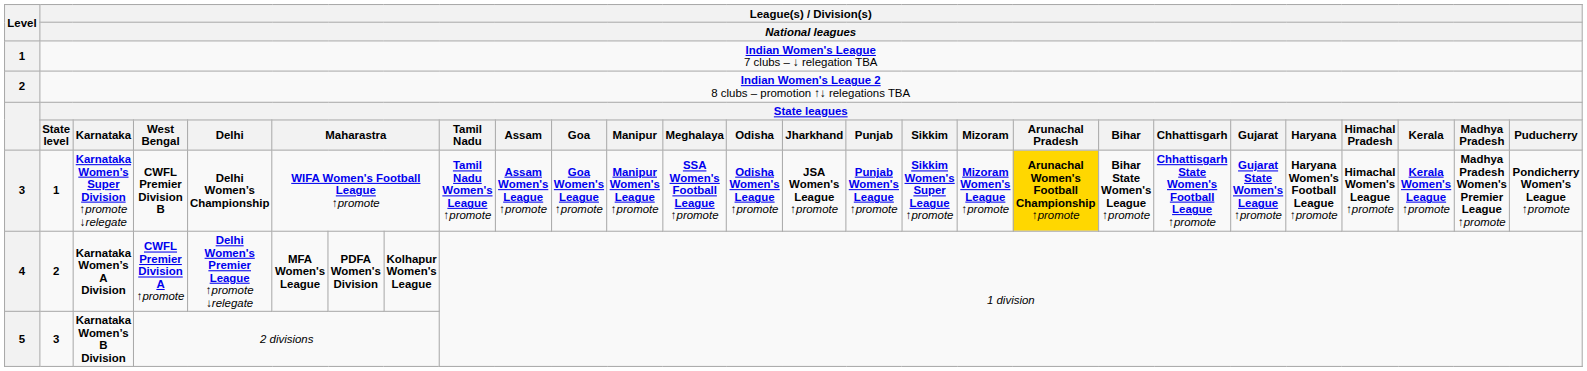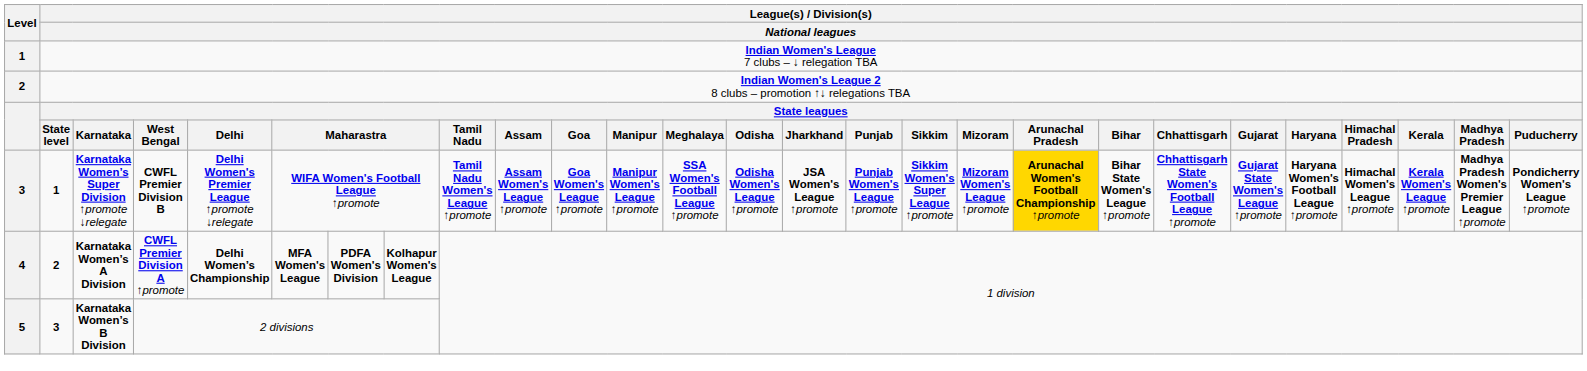(230, 191) Delhi Women’s Championship -> (230, 191) Delhi Women's Premier League ↑promote ↓relegate
(230, 271) Delhi Women's Premier League ↑promote ↓relegate -> (230, 265) Delhi Women’s Championship
